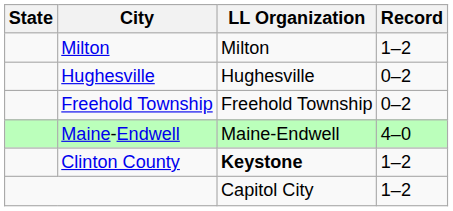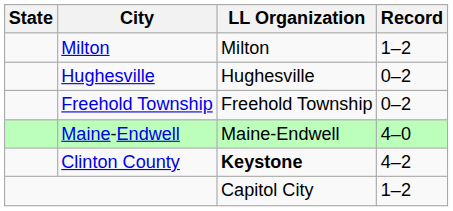(396, 162) 1–2 -> (396, 162) 4–2
